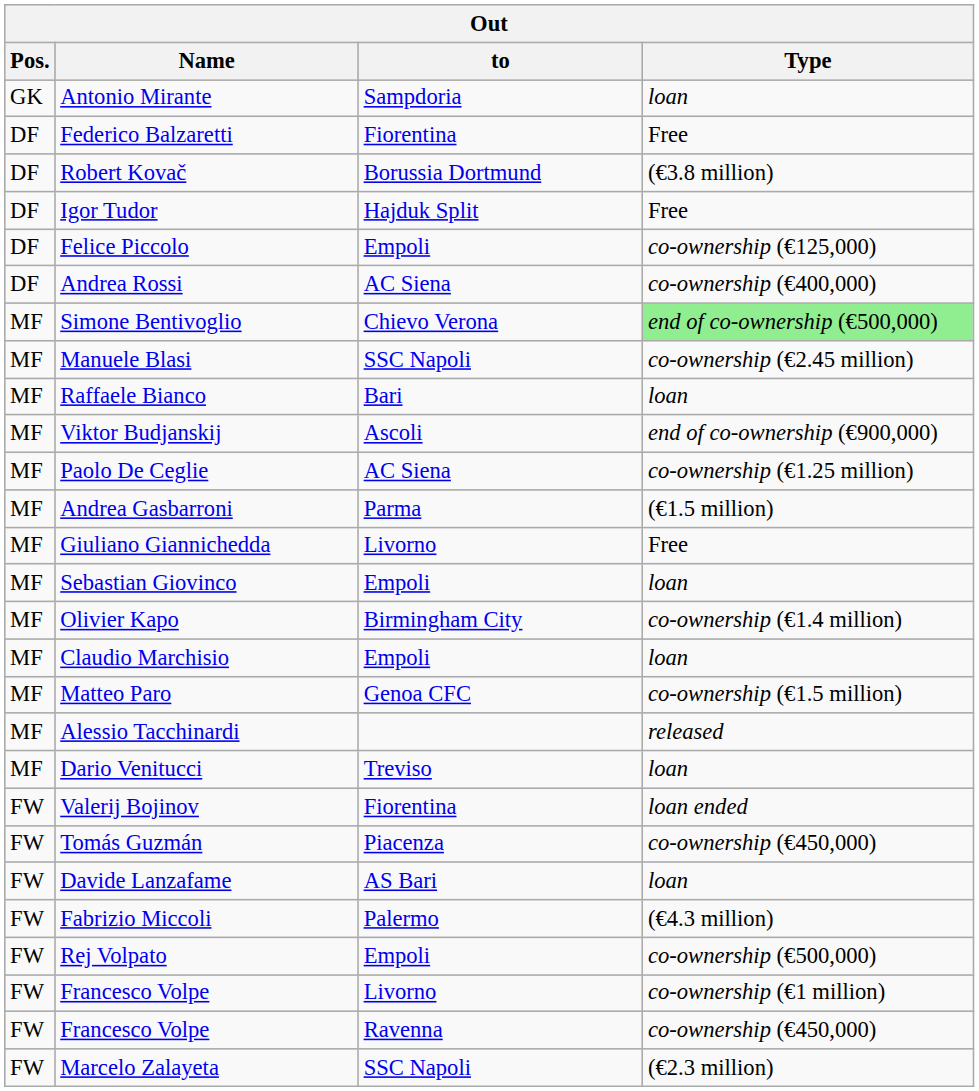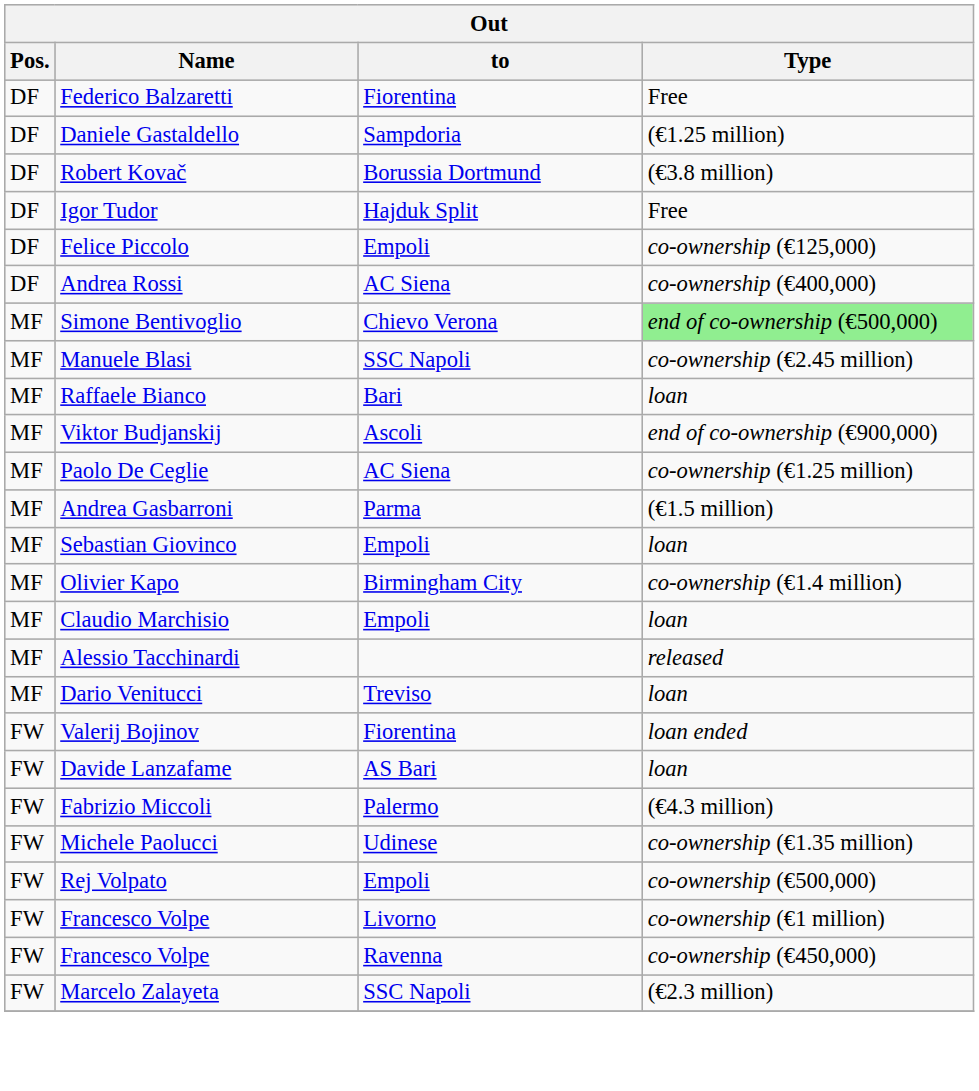- row: (136, 98)
+ row: (150, 135)
- row: (165, 545)
- row: (116, 694)
- row: (131, 843)
+ row: (139, 843)
